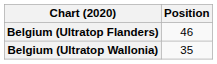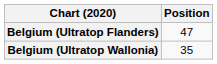(187, 31) 46 -> (187, 31) 47
